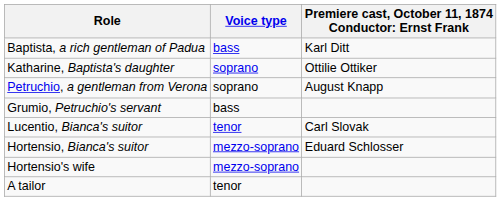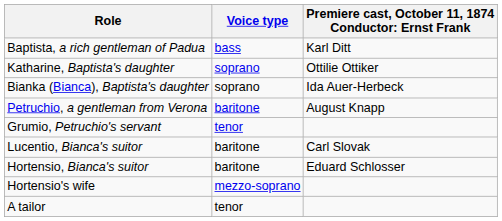+ row: (108, 87)
(236, 87) soprano -> (237, 107) baritone
(226, 107) bass -> (229, 127) tenor
(227, 127) tenor -> (237, 147) baritone
(256, 147) mezzo-soprano -> (237, 166) baritone
